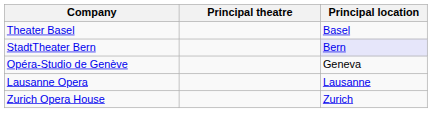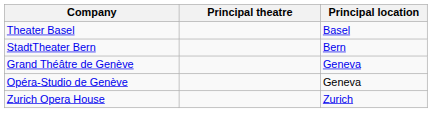(334, 47) lavender background -> (334, 47) no background
+ row: (70, 64)
- row: (47, 82)
